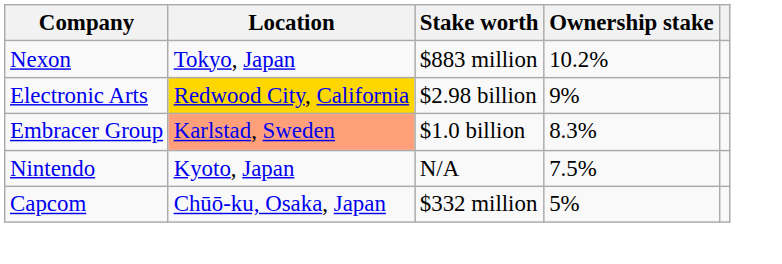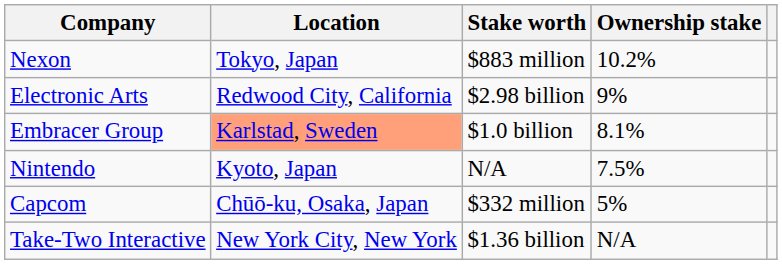(291, 95) gold background -> (334, 95) no background
(573, 131) 8.3% -> (621, 131) 8.1%
+ row: (108, 240)
